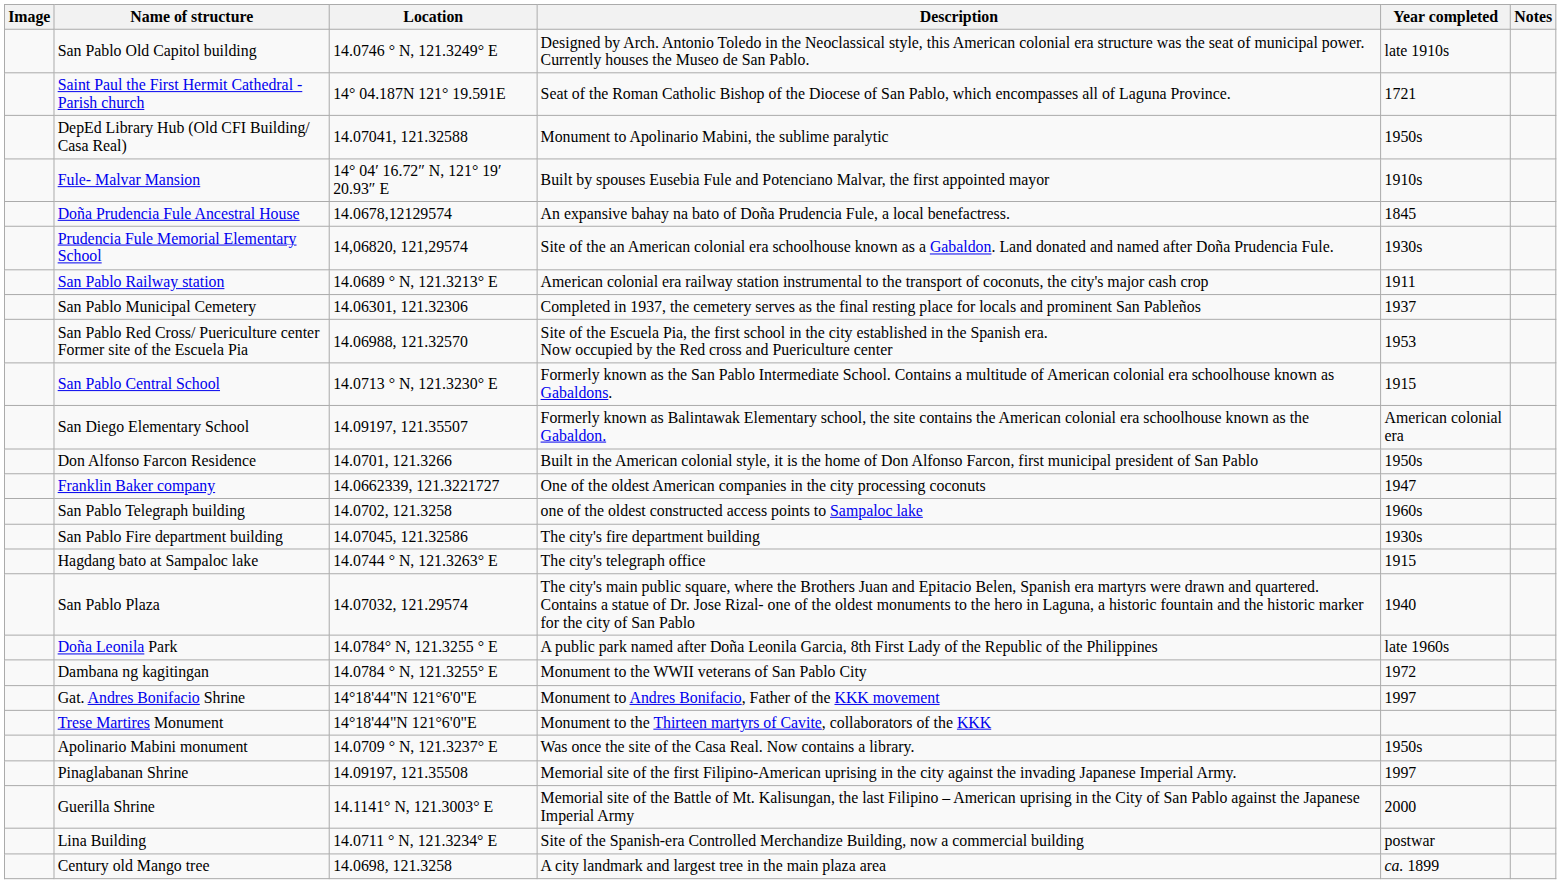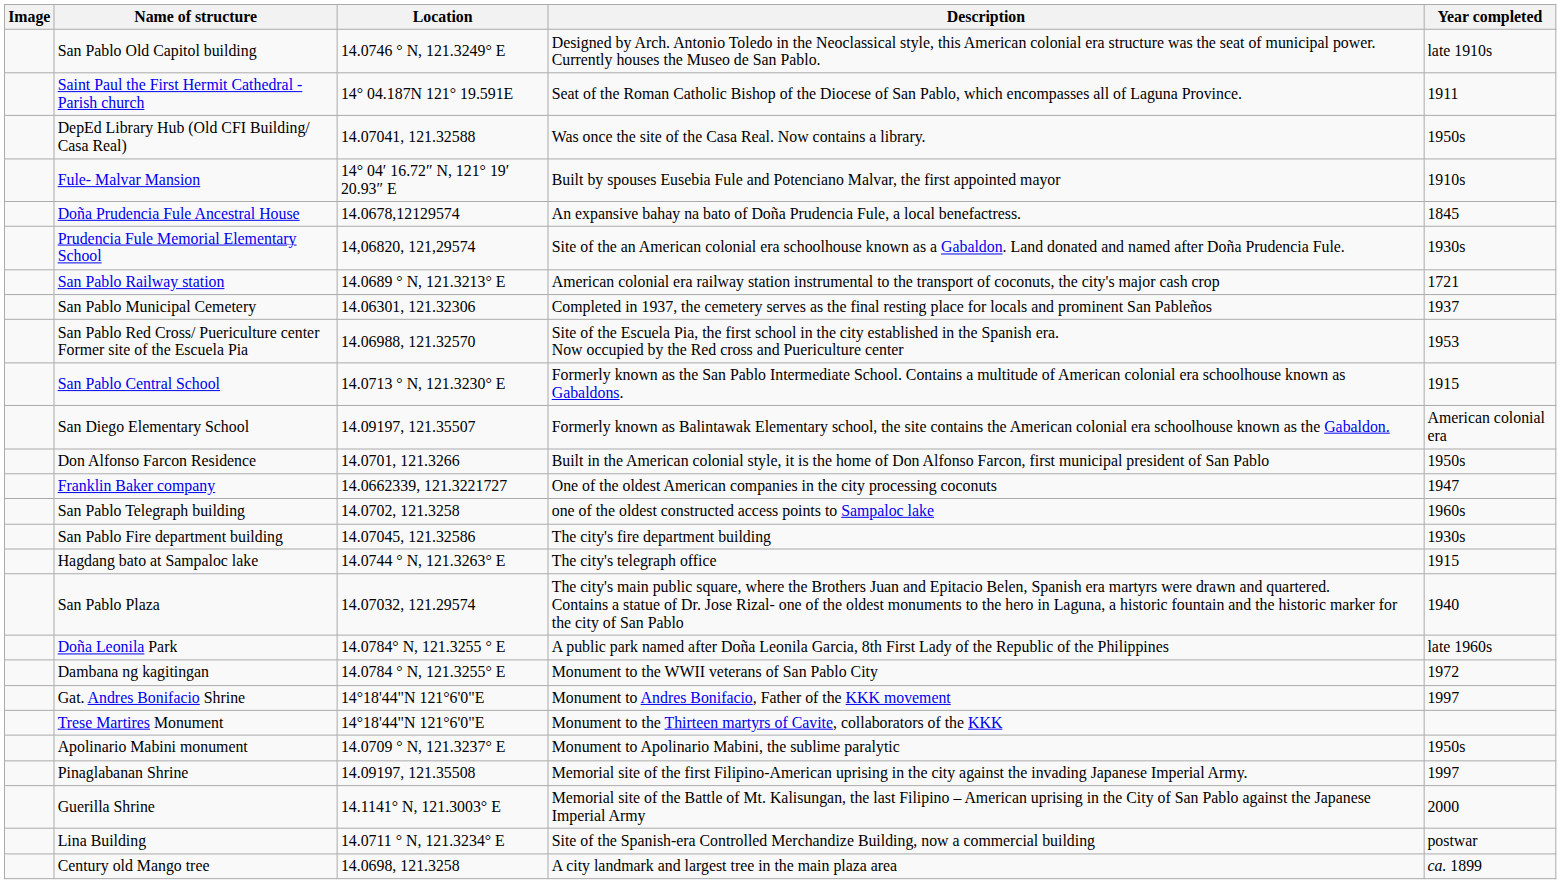- column: (1533, 17)
(1400, 94) 1721 -> (1443, 94) 1911
(715, 136) Monument to Apolinario Mabini, the sublime paralytic -> (739, 136) Was once the site of the Casa Real. Now contains a library.
(1400, 282) 1911 -> (1443, 282) 1721
(727, 747) Was once the site of the Casa Real. Now contains a library. -> (726, 747) Monument to Apolinario Mabini, the sublime paralytic
